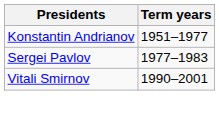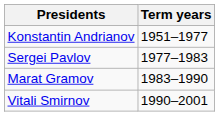+ row: (50, 79)
